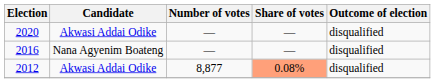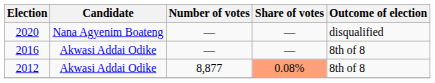(108, 31) Akwasi Addai Odike -> (108, 31) Nana Agyenim Boateng
(108, 50) Nana Agyenim Boateng -> (108, 50) Akwasi Addai Odike
(356, 50) disqualified -> (347, 50) 8th of 8
(356, 68) disqualified -> (347, 68) 8th of 8
